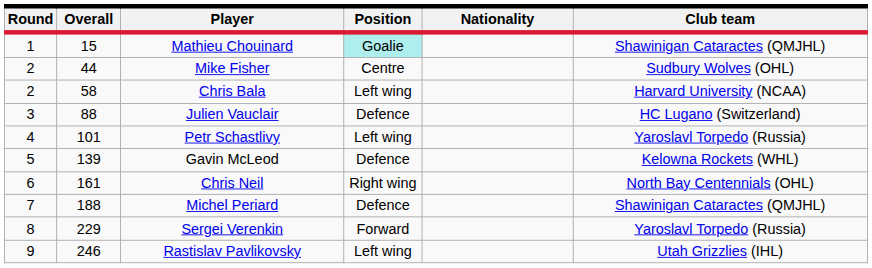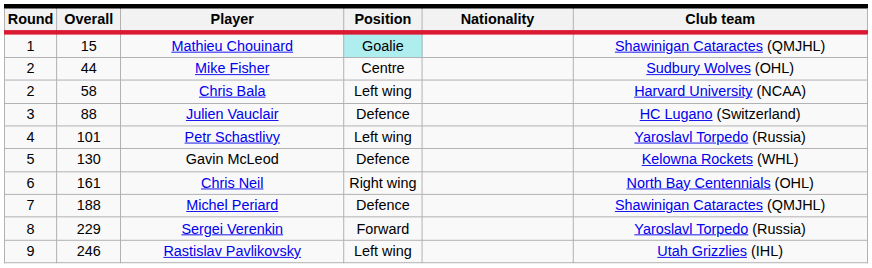(89, 160) 139 -> (89, 160) 130
